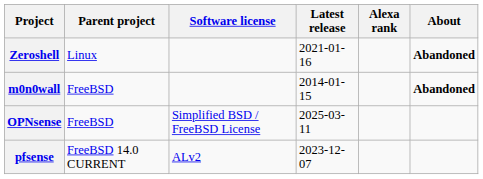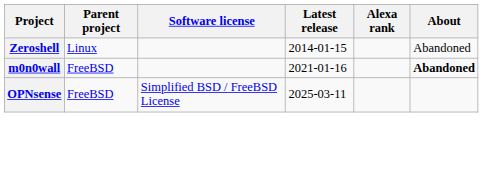(322, 55) 2021-01-16 -> (318, 48) 2014-01-15
(444, 55) bold -> (442, 48) normal
(322, 89) 2014-01-15 -> (318, 68) 2021-01-16
- row: (34, 156)
